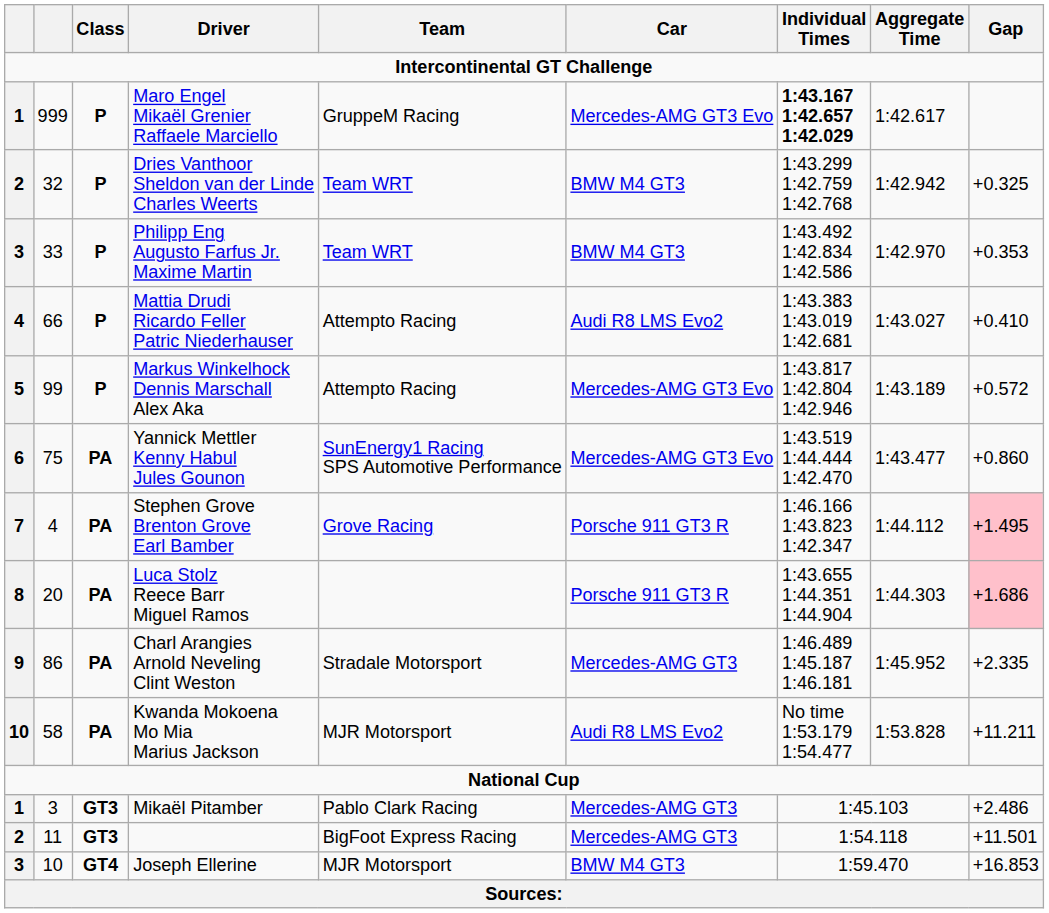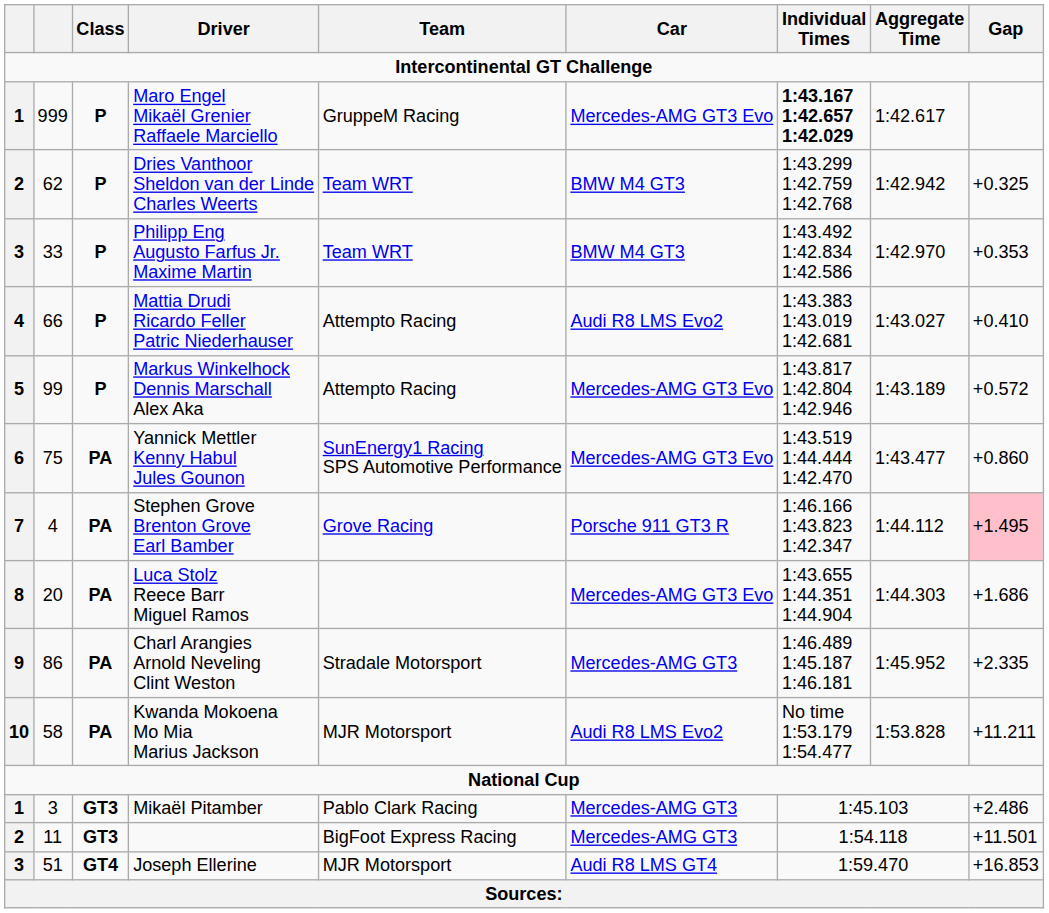(53, 184) 32 -> (53, 184) 62
(650, 594) Porsche 911 GT3 R -> (672, 594) Mercedes-AMG GT3 Evo
(1001, 594) pink background -> (1001, 594) no background
(53, 865) 10 -> (53, 865) 51
(628, 865) BMW M4 GT3 -> (644, 865) Audi R8 LMS GT4
